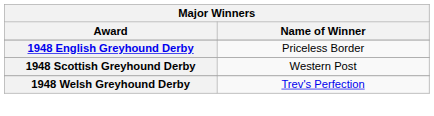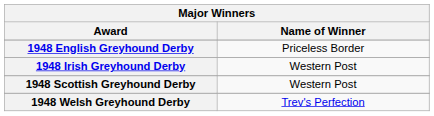+ row: (111, 66)
